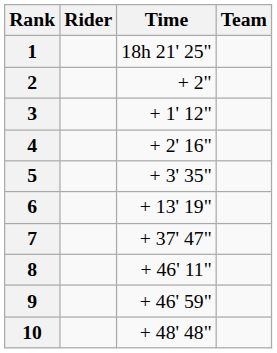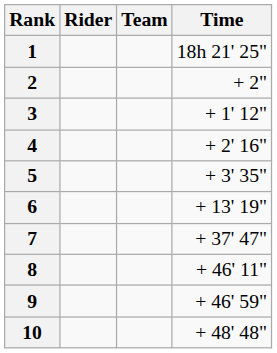columns swapped: (244, 20) <-> (167, 20)
